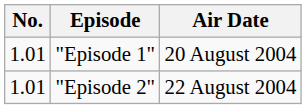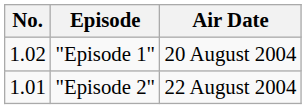(28, 53) 1.01 -> (28, 53) 1.02
